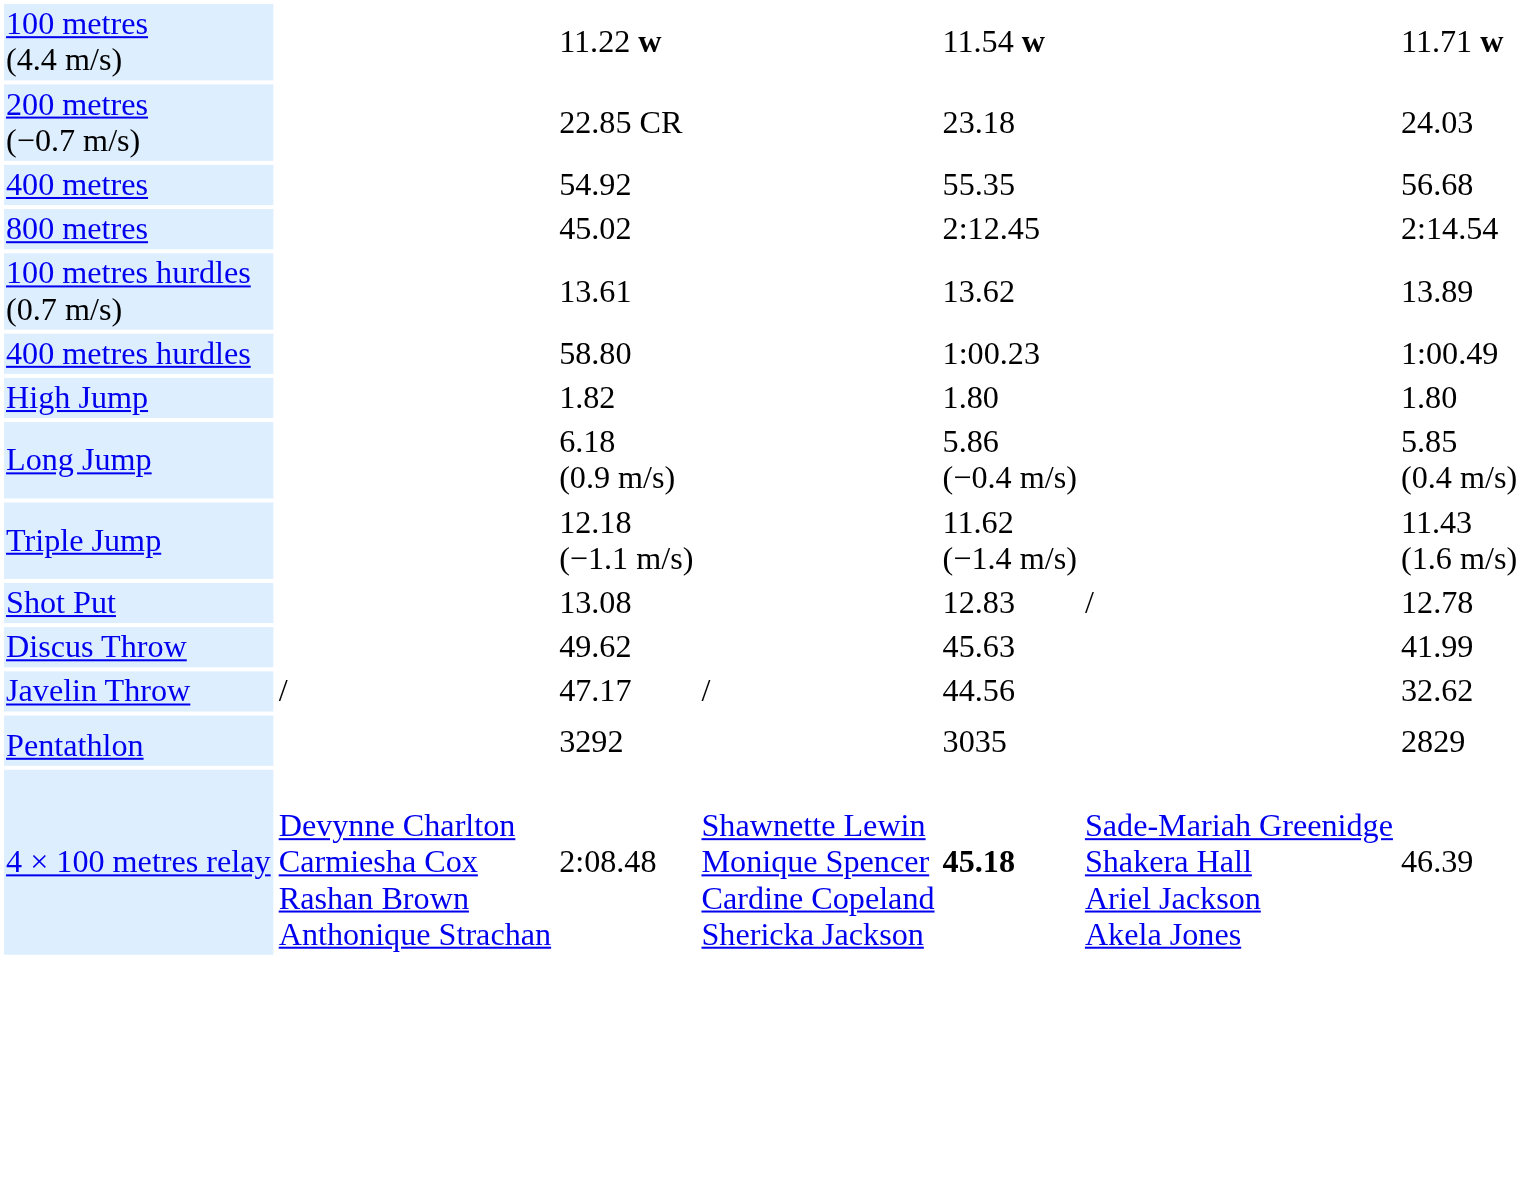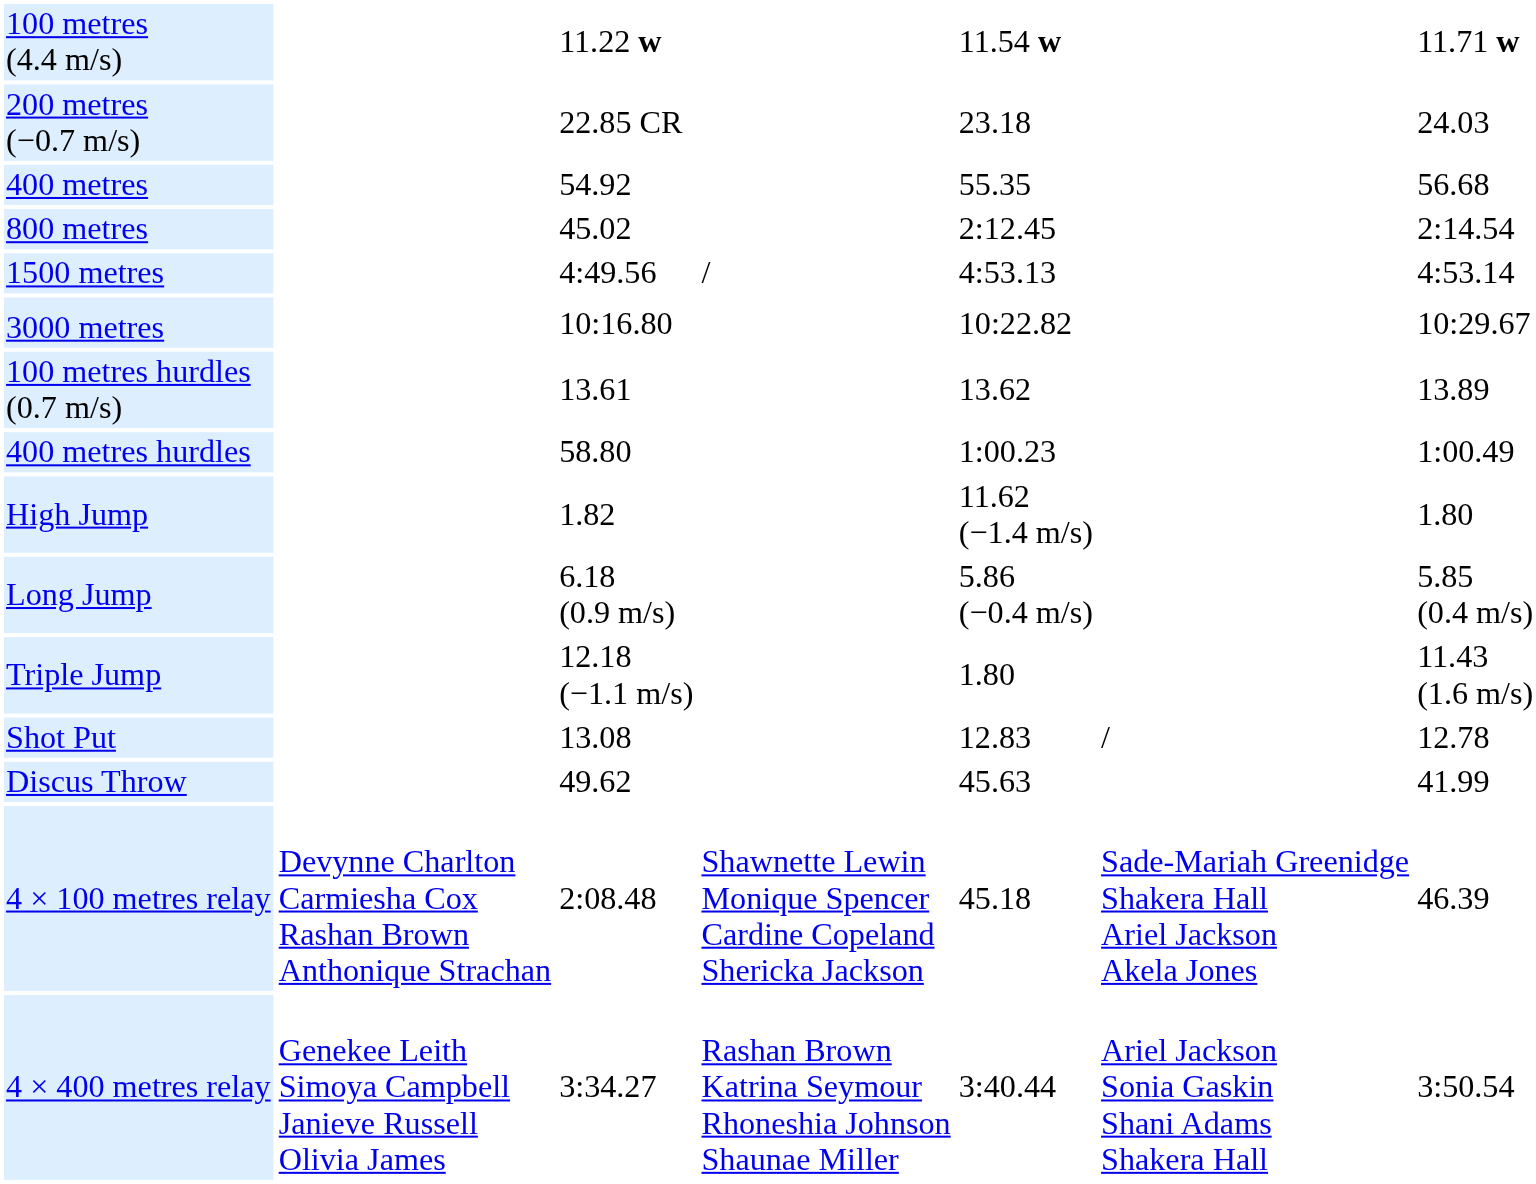+ row: (85, 272)
+ row: (95, 323)
(971, 397) 1.80 -> (1026, 514) 11.62 (−1.4 m/s)
(1010, 540) 11.62 (−1.4 m/s) -> (987, 675) 1.80
- row: (98, 690)
- row: (85, 741)
(979, 862) bold -> (995, 898) normal
+ row: (138, 1087)
